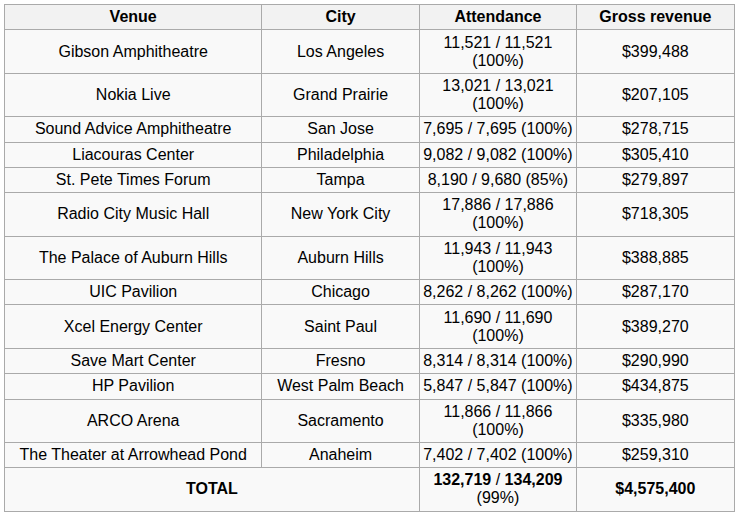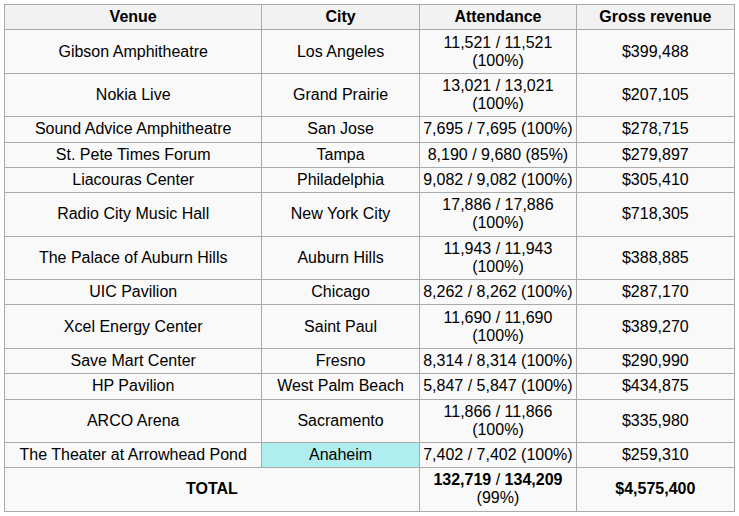rows swapped: (133, 180) <-> (133, 154)
(341, 455) no background -> (341, 455) paleturquoise background
